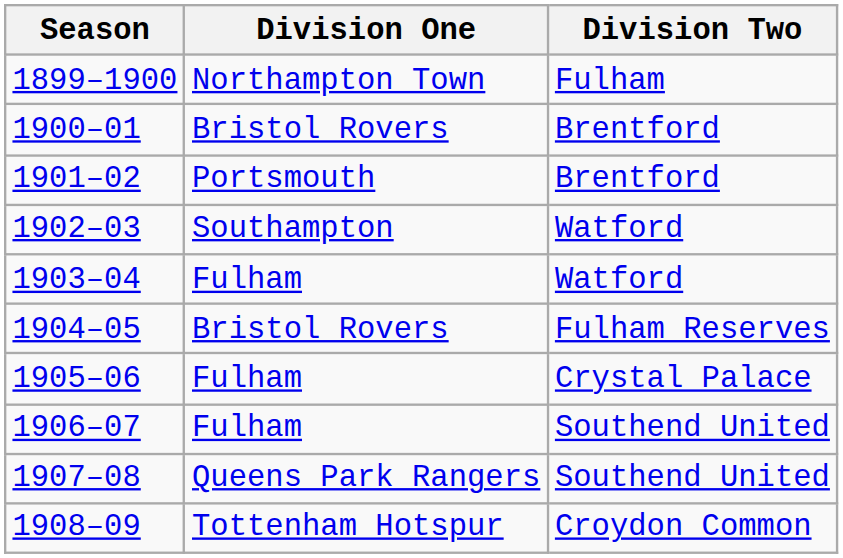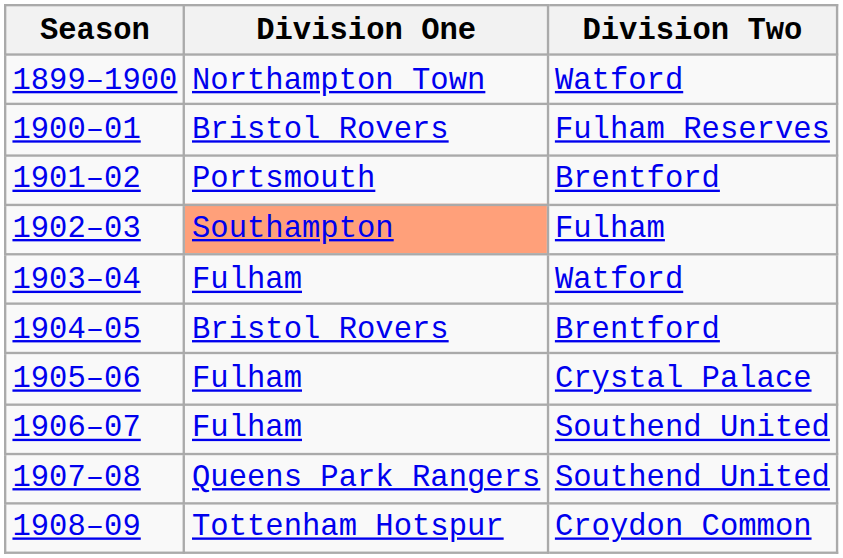(610, 80) Fulham -> (619, 80) Watford
(637, 130) Brentford -> (692, 130) Fulham Reserves
(293, 229) no background -> (293, 229) lightsalmon background
(619, 229) Watford -> (610, 229) Fulham
(692, 329) Fulham Reserves -> (637, 329) Brentford
